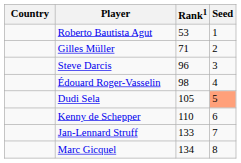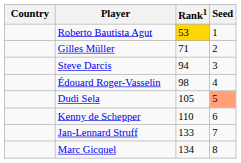(183, 32) no background -> (183, 32) gold background
(183, 65) 96 -> (183, 65) 94
